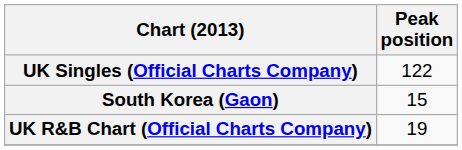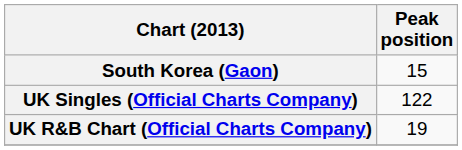rows swapped: (190, 99) <-> (190, 70)
